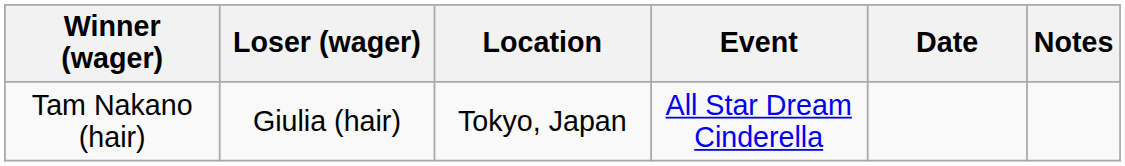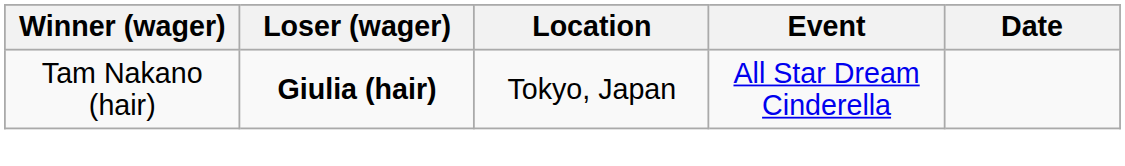- column: (1074, 43)
(327, 120) normal -> (357, 88) bold
